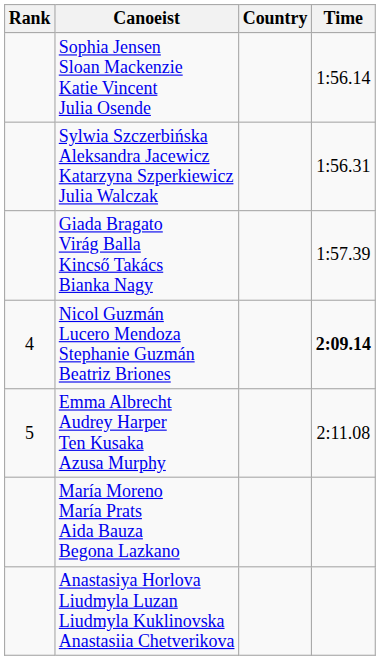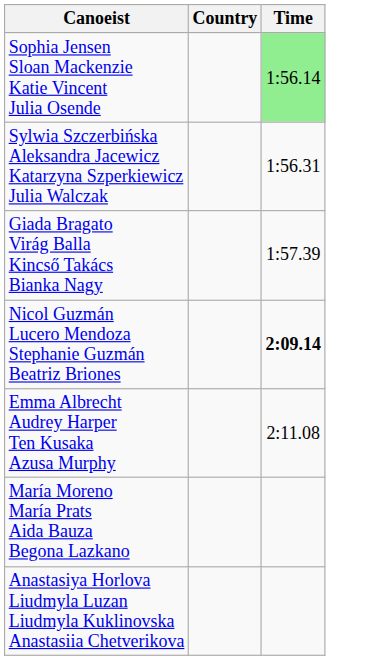- column: (30, 18)
(343, 77) no background -> (293, 77) lightgreen background
